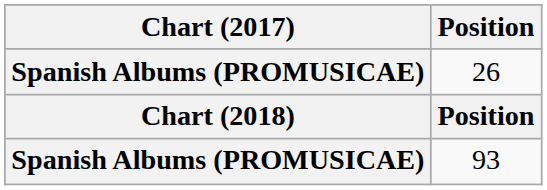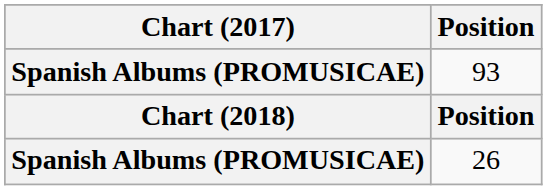rows swapped: (486, 71) <-> (486, 160)
